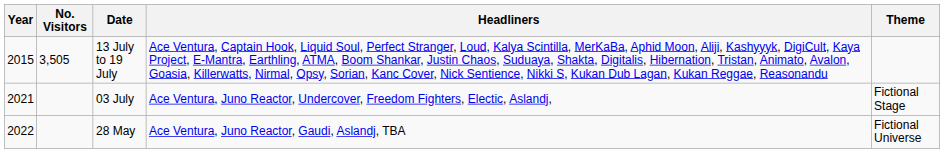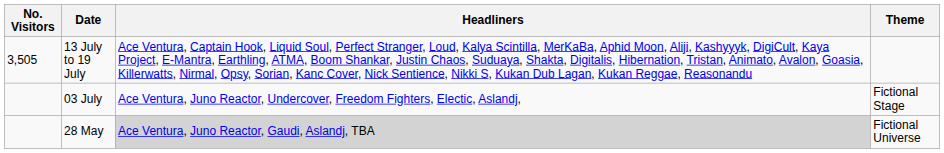- column: (20, 20)
(277, 131) no background -> (246, 131) lightgrey background
